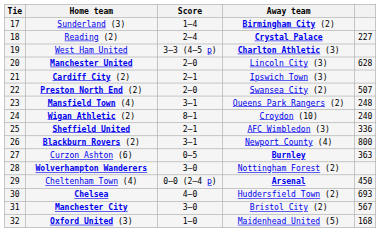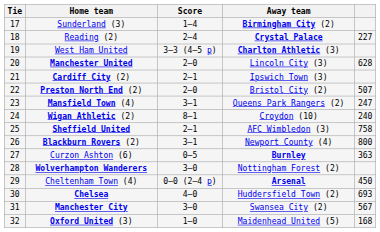(289, 90) Swansea City (2) -> (289, 90) Bristol City (2)
(365, 103) 248 -> (365, 103) 247
(365, 129) 336 -> (365, 129) 758
(289, 208) Bristol City (2) -> (289, 208) Swansea City (2)
